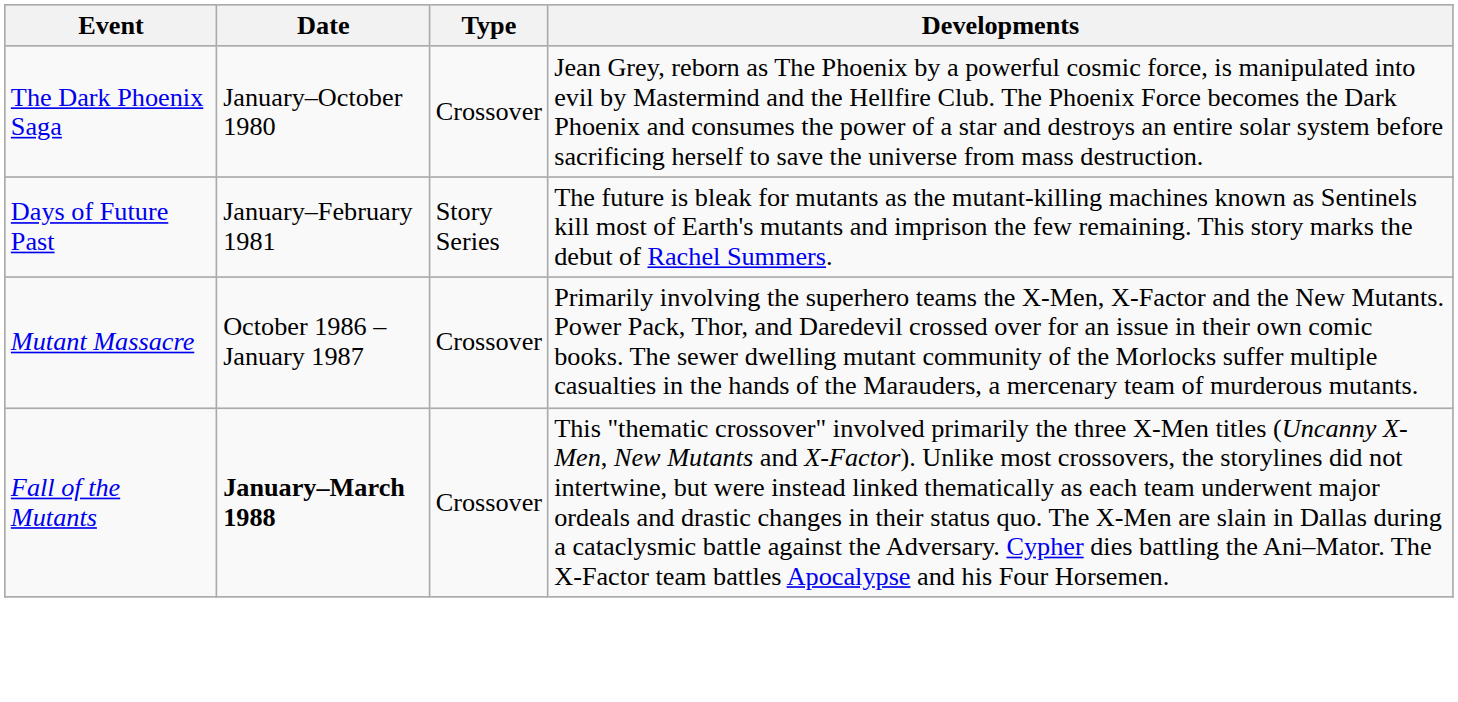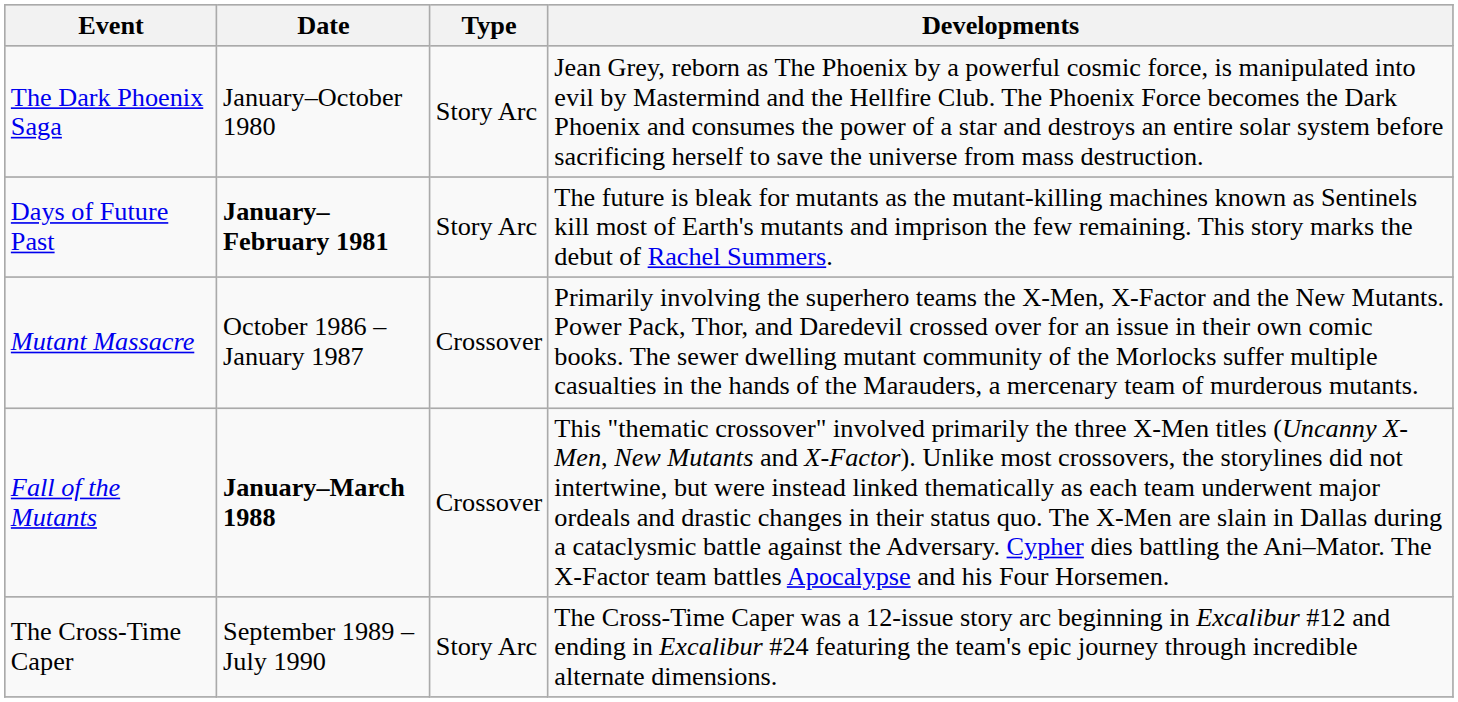(489, 111) Crossover -> (487, 111) Story Arc
(318, 226) normal -> (306, 226) bold
(468, 226) Story Series -> (487, 226) Story Arc
+ row: (96, 646)
